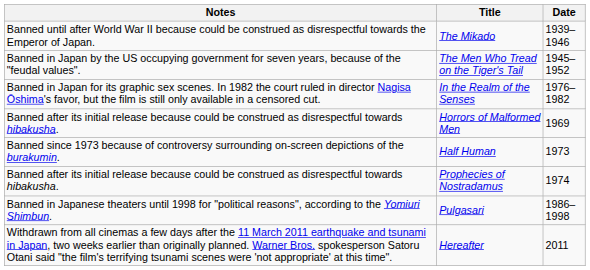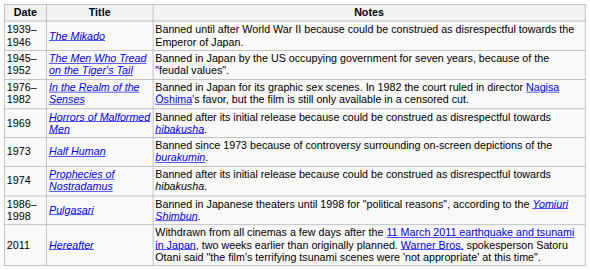columns swapped: (564, 13) <-> (221, 13)
